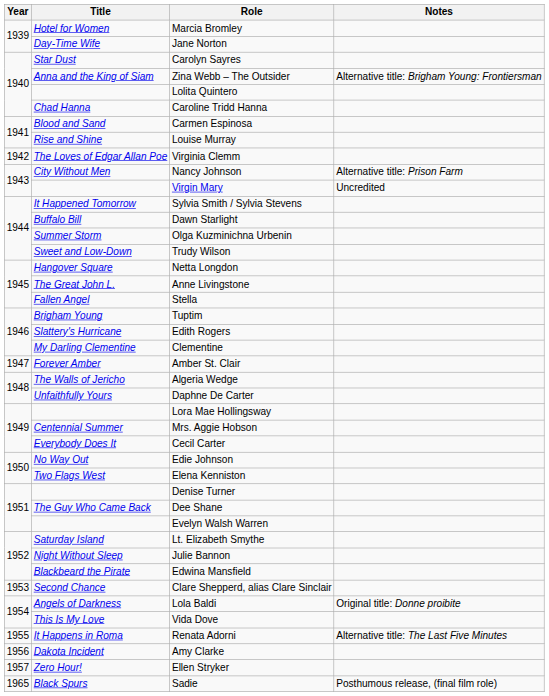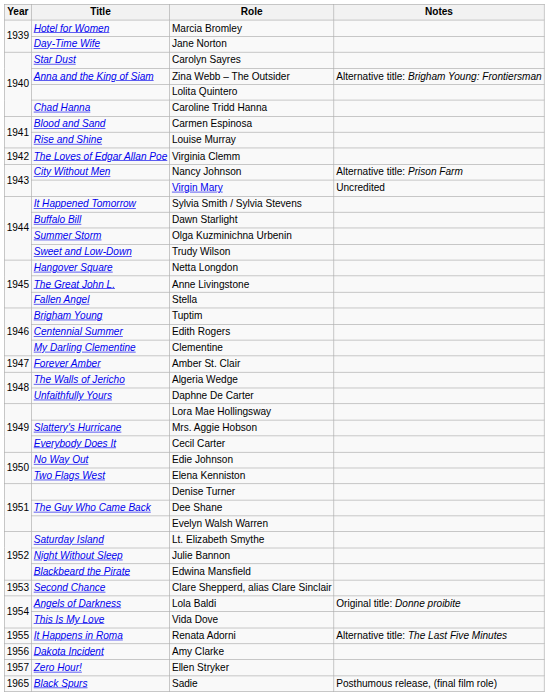(78, 332) Slattery's Hurricane -> (78, 332) Centennial Summer
(78, 428) Centennial Summer -> (78, 428) Slattery's Hurricane
